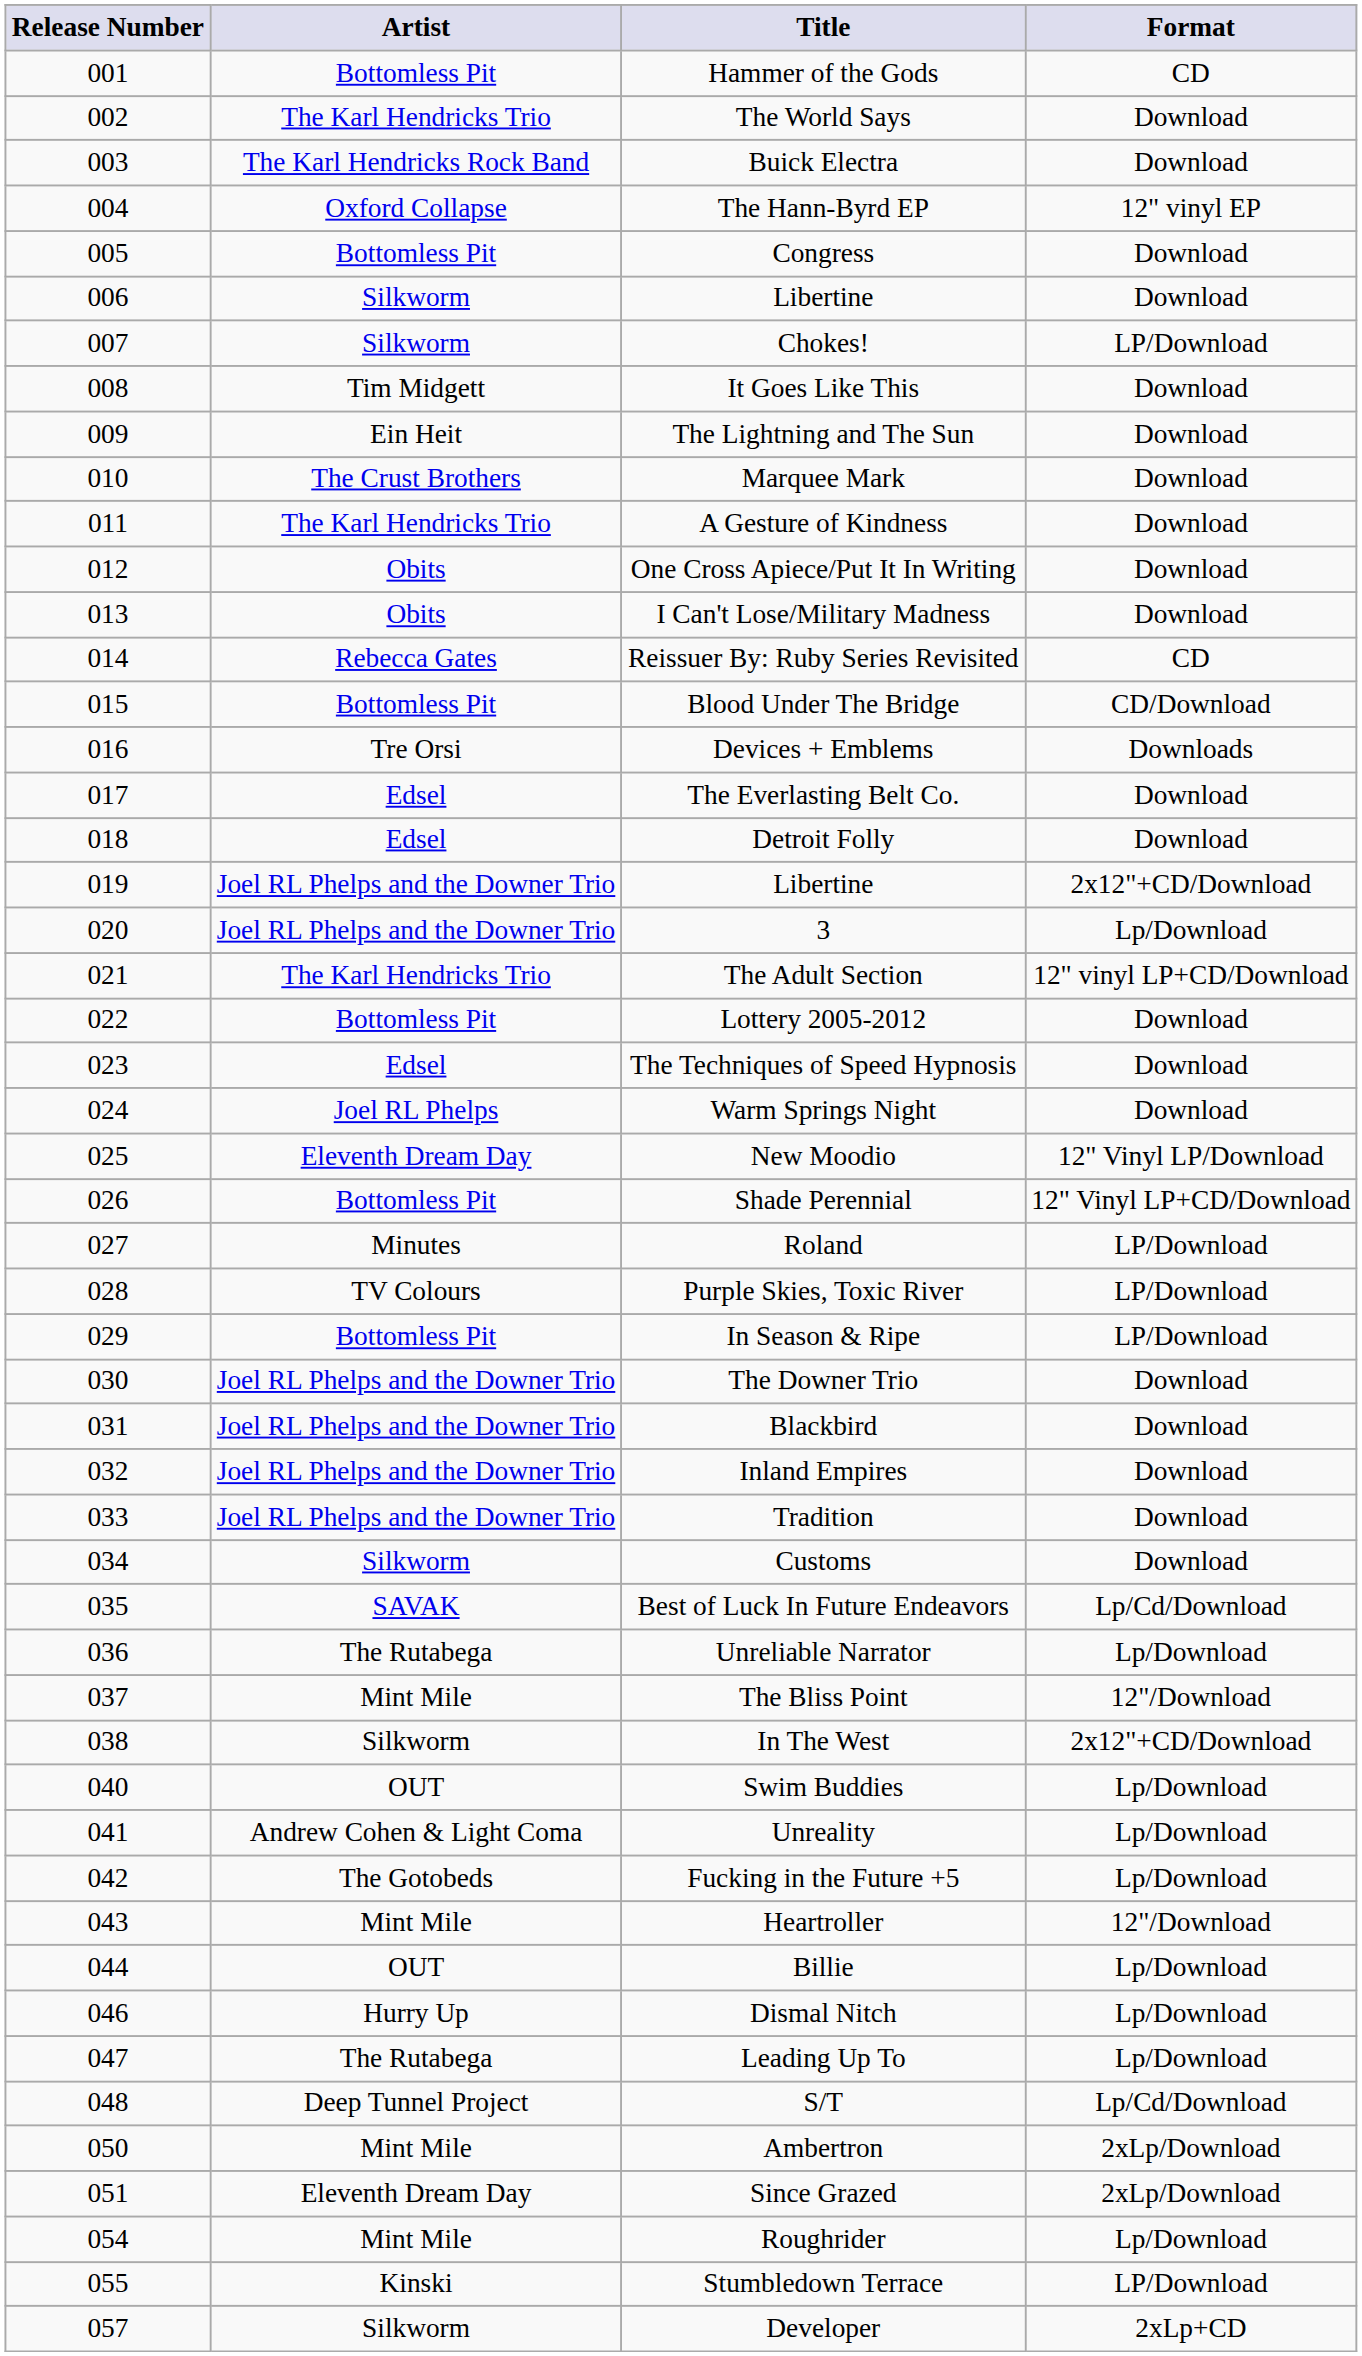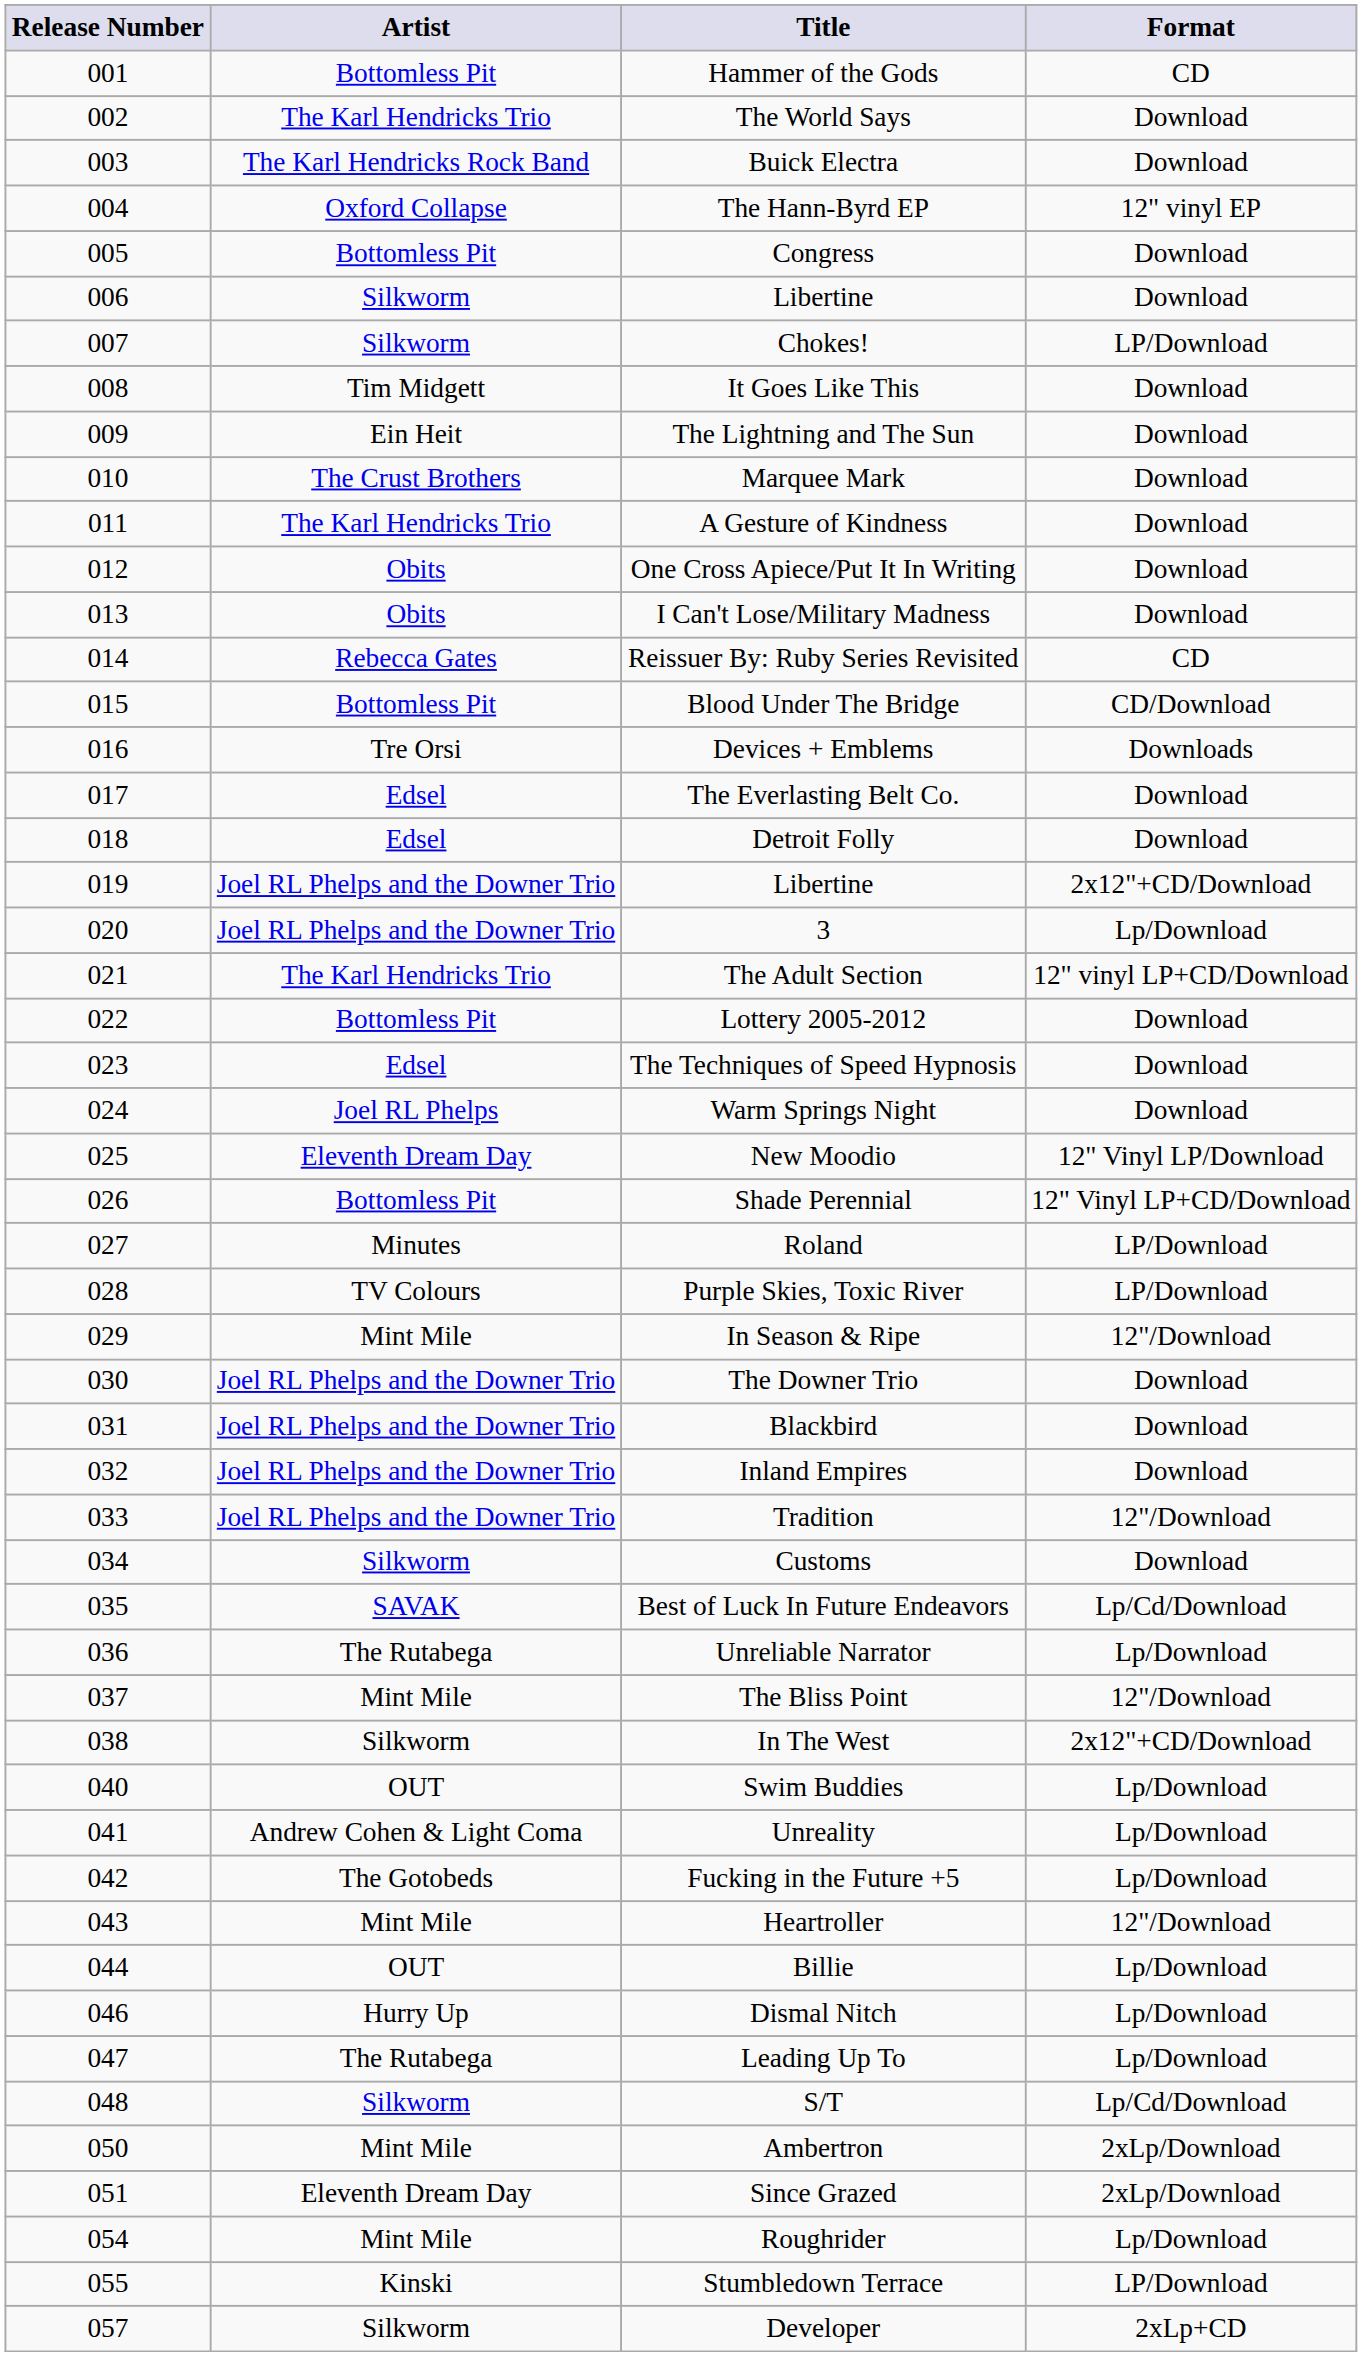(416, 1335) Bottomless Pit -> (416, 1335) Mint Mile
(1191, 1335) LP/Download -> (1191, 1335) 12"/Download
(1191, 1516) Download -> (1191, 1516) 12"/Download
(416, 2102) Deep Tunnel Project -> (416, 2102) Silkworm
